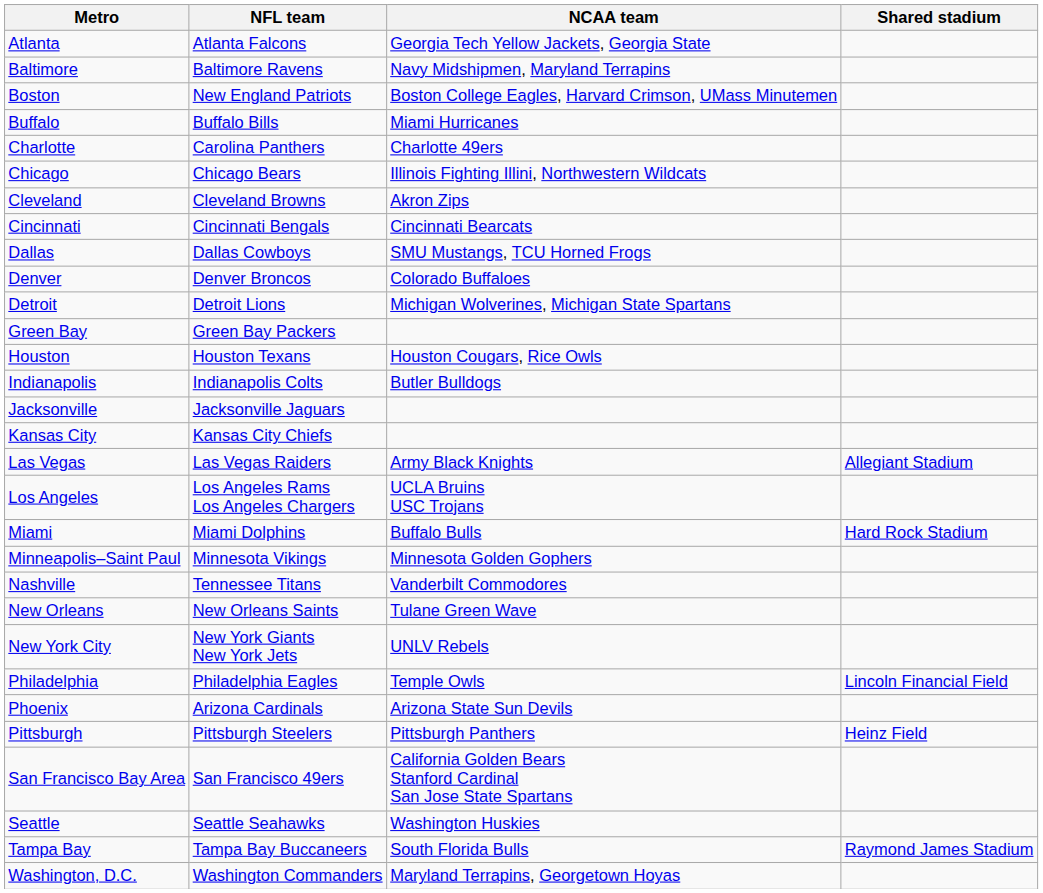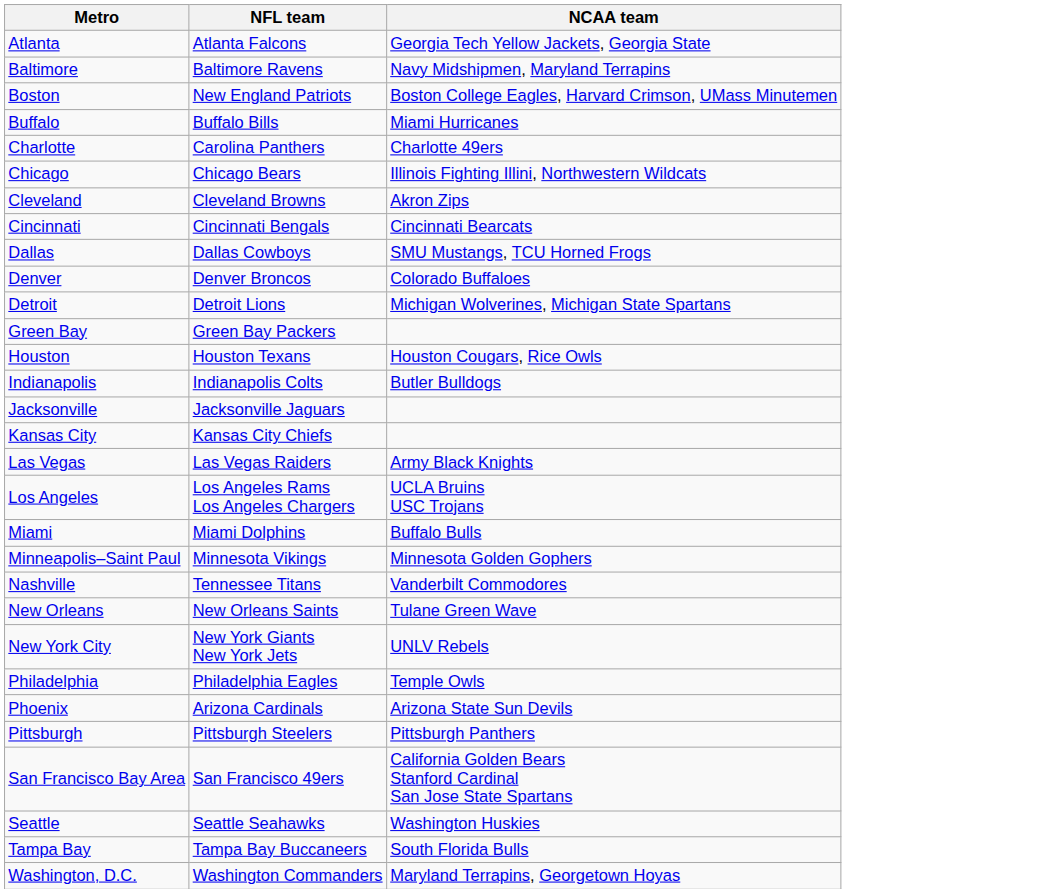- column: (939, 17)
